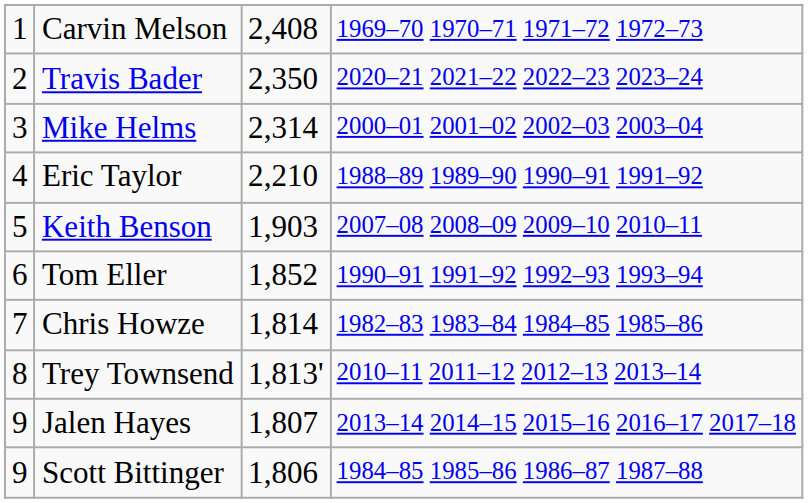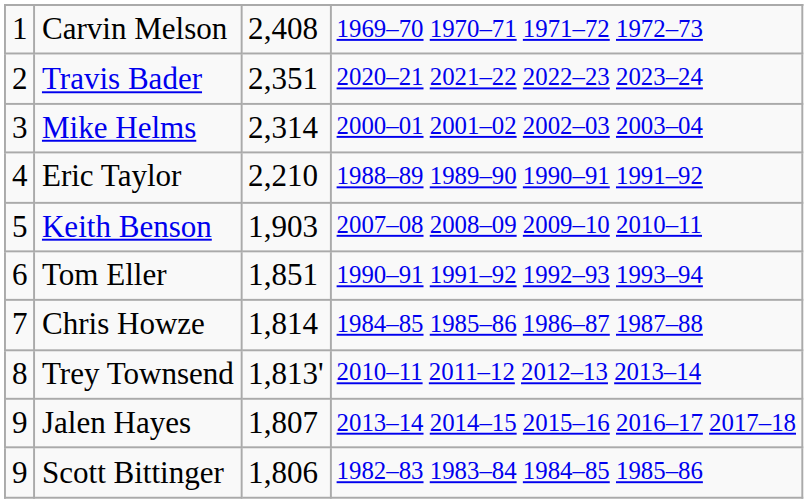(283, 78) 2,350 -> (283, 78) 2,351
(283, 275) 1,852 -> (283, 275) 1,851
(520, 324) 1982–83 1983–84 1984–85 1985–86 -> (520, 324) 1984–85 1985–86 1986–87 1987–88
(520, 472) 1984–85 1985–86 1986–87 1987–88 -> (520, 472) 1982–83 1983–84 1984–85 1985–86
